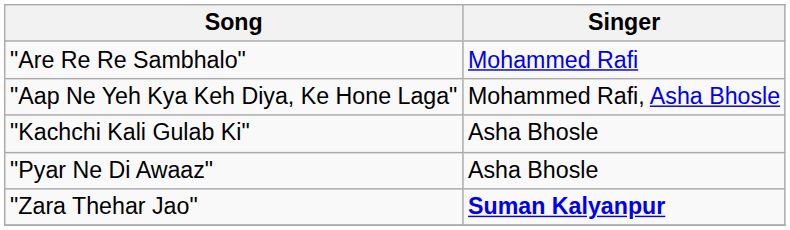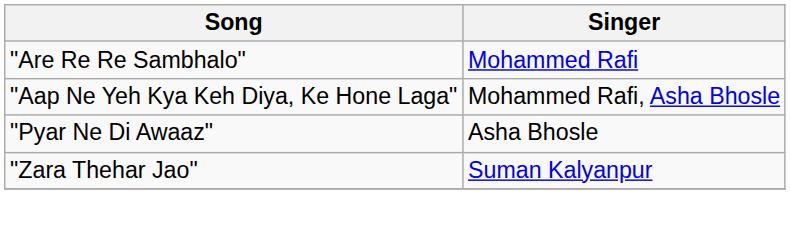- row: (130, 133)
(567, 206) bold -> (560, 170) normal
